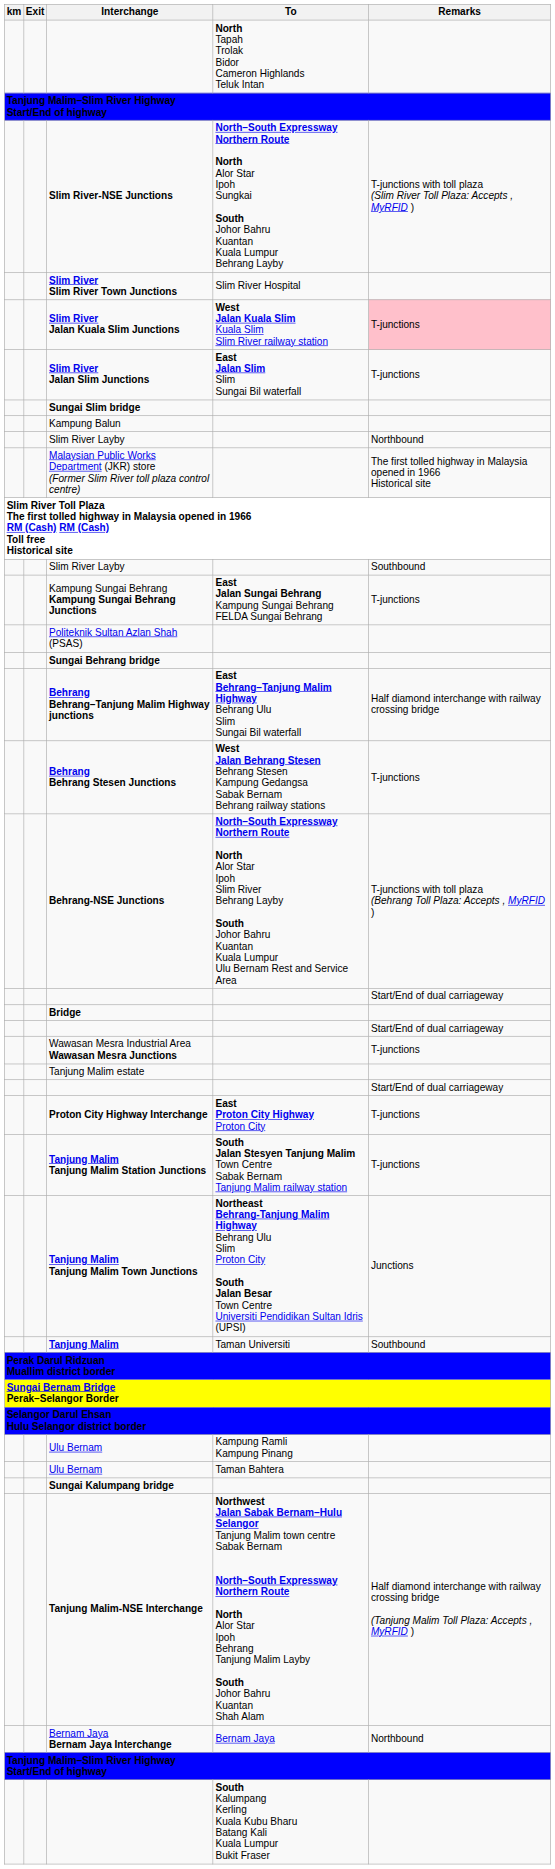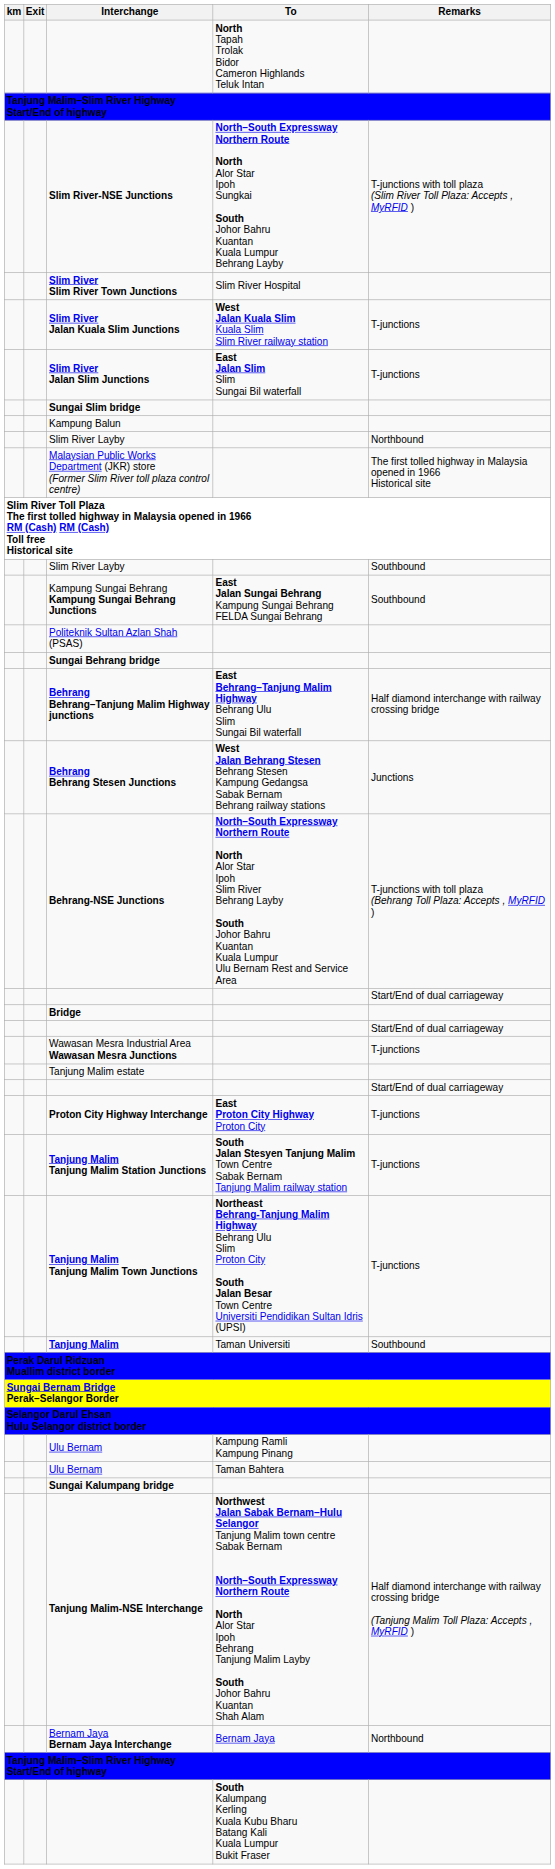(395, 324) pink background -> (395, 324) no background
(395, 600) T-junctions -> (398, 600) Southbound
(395, 777) T-junctions -> (392, 777) Junctions
(392, 1266) Junctions -> (395, 1266) T-junctions
